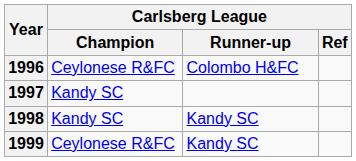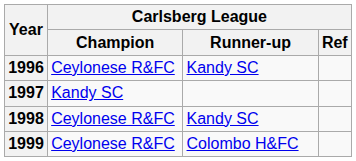(243, 67) Colombo H&FC -> (223, 67) Kandy SC
(87, 118) Kandy SC -> (113, 118) Ceylonese R&FC
(223, 144) Kandy SC -> (243, 144) Colombo H&FC
